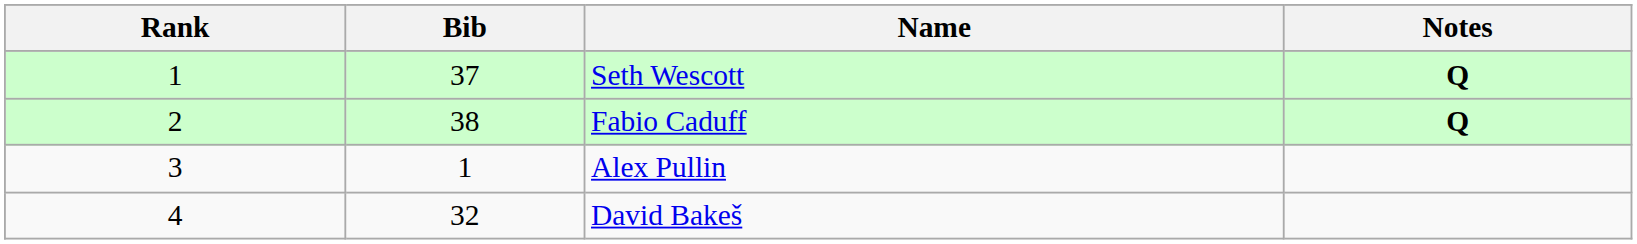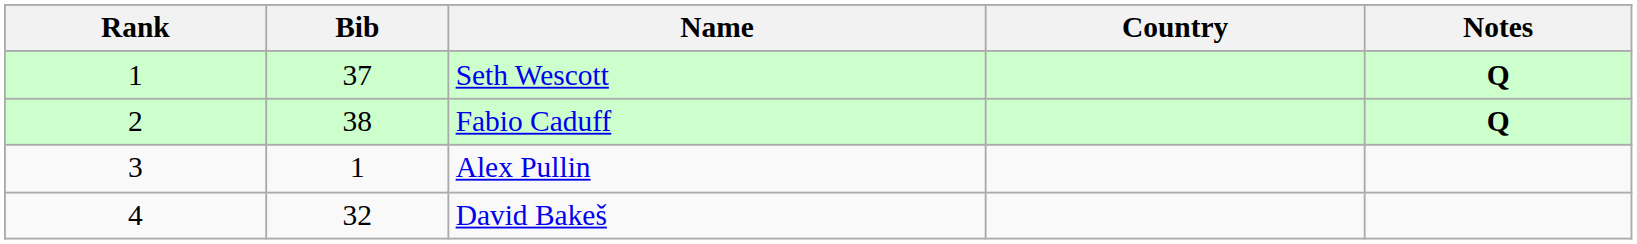+ column: (1175, 27)
